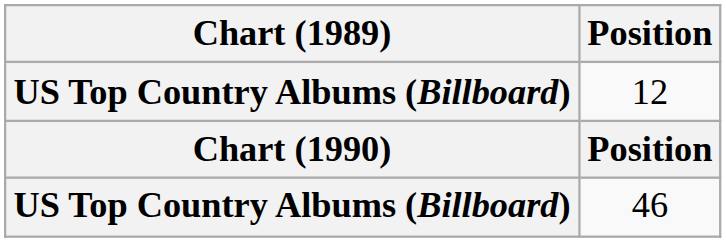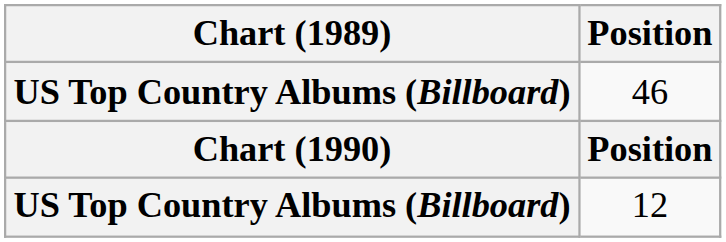rows swapped: (650, 90) <-> (650, 206)
